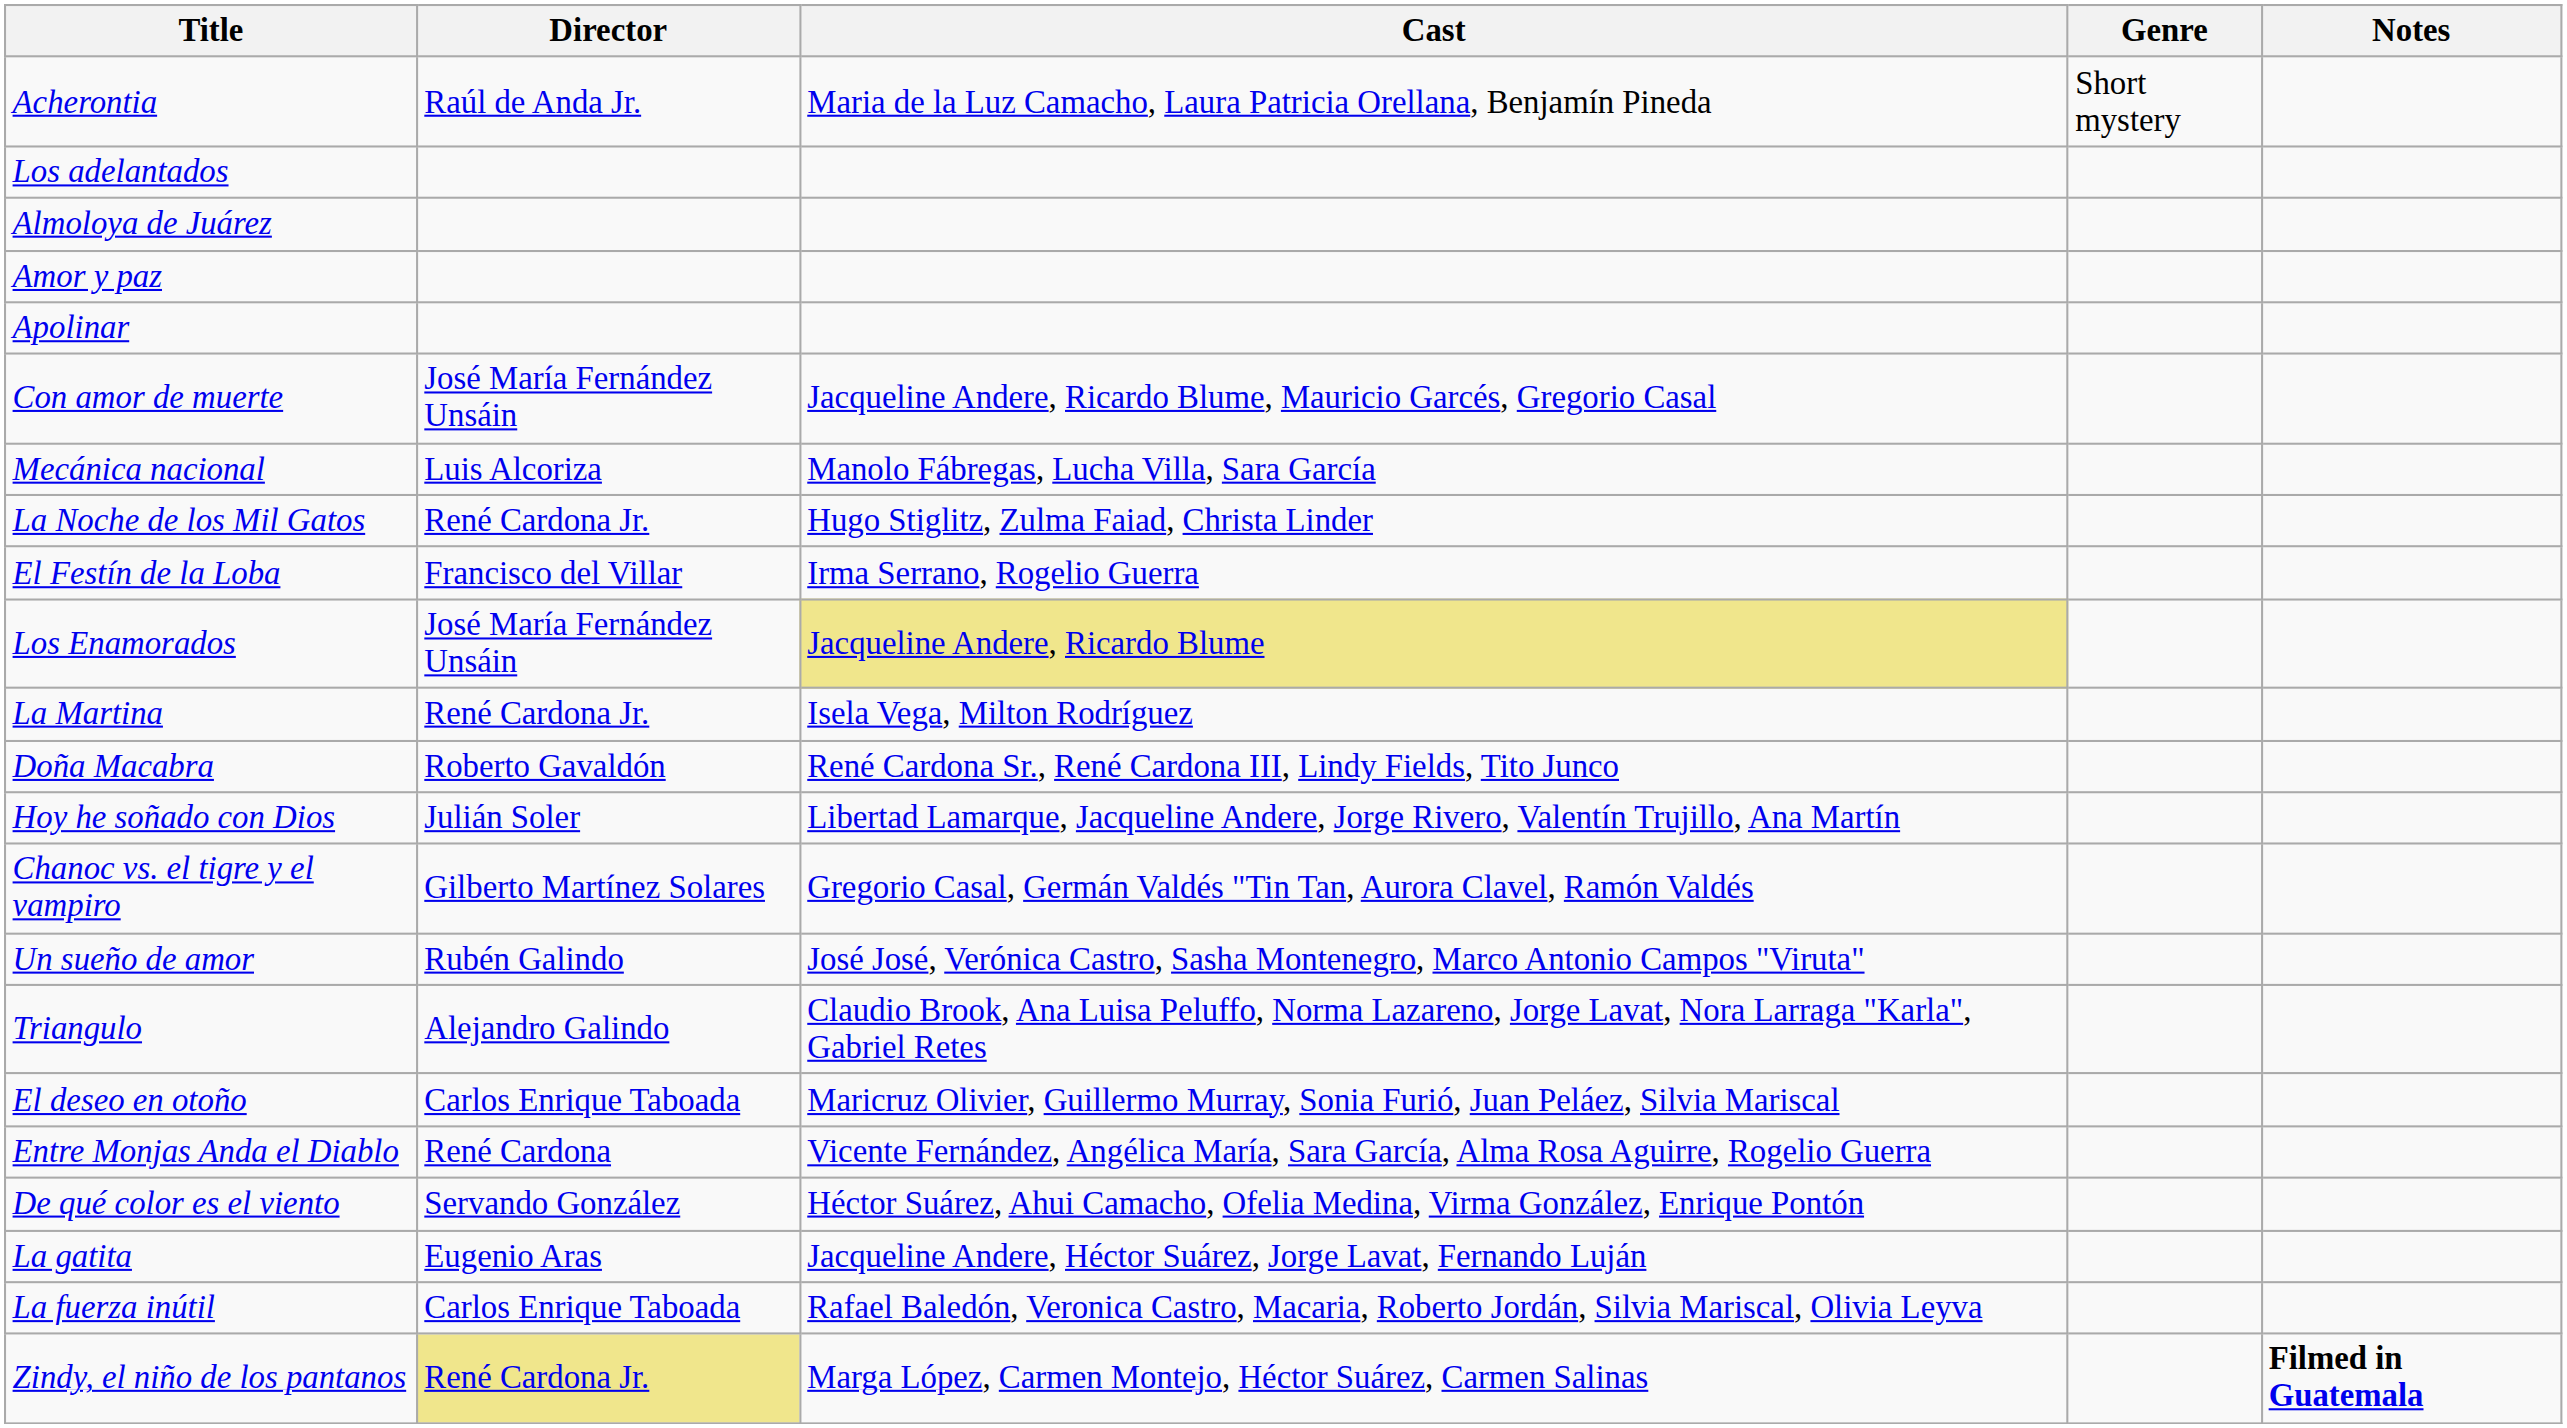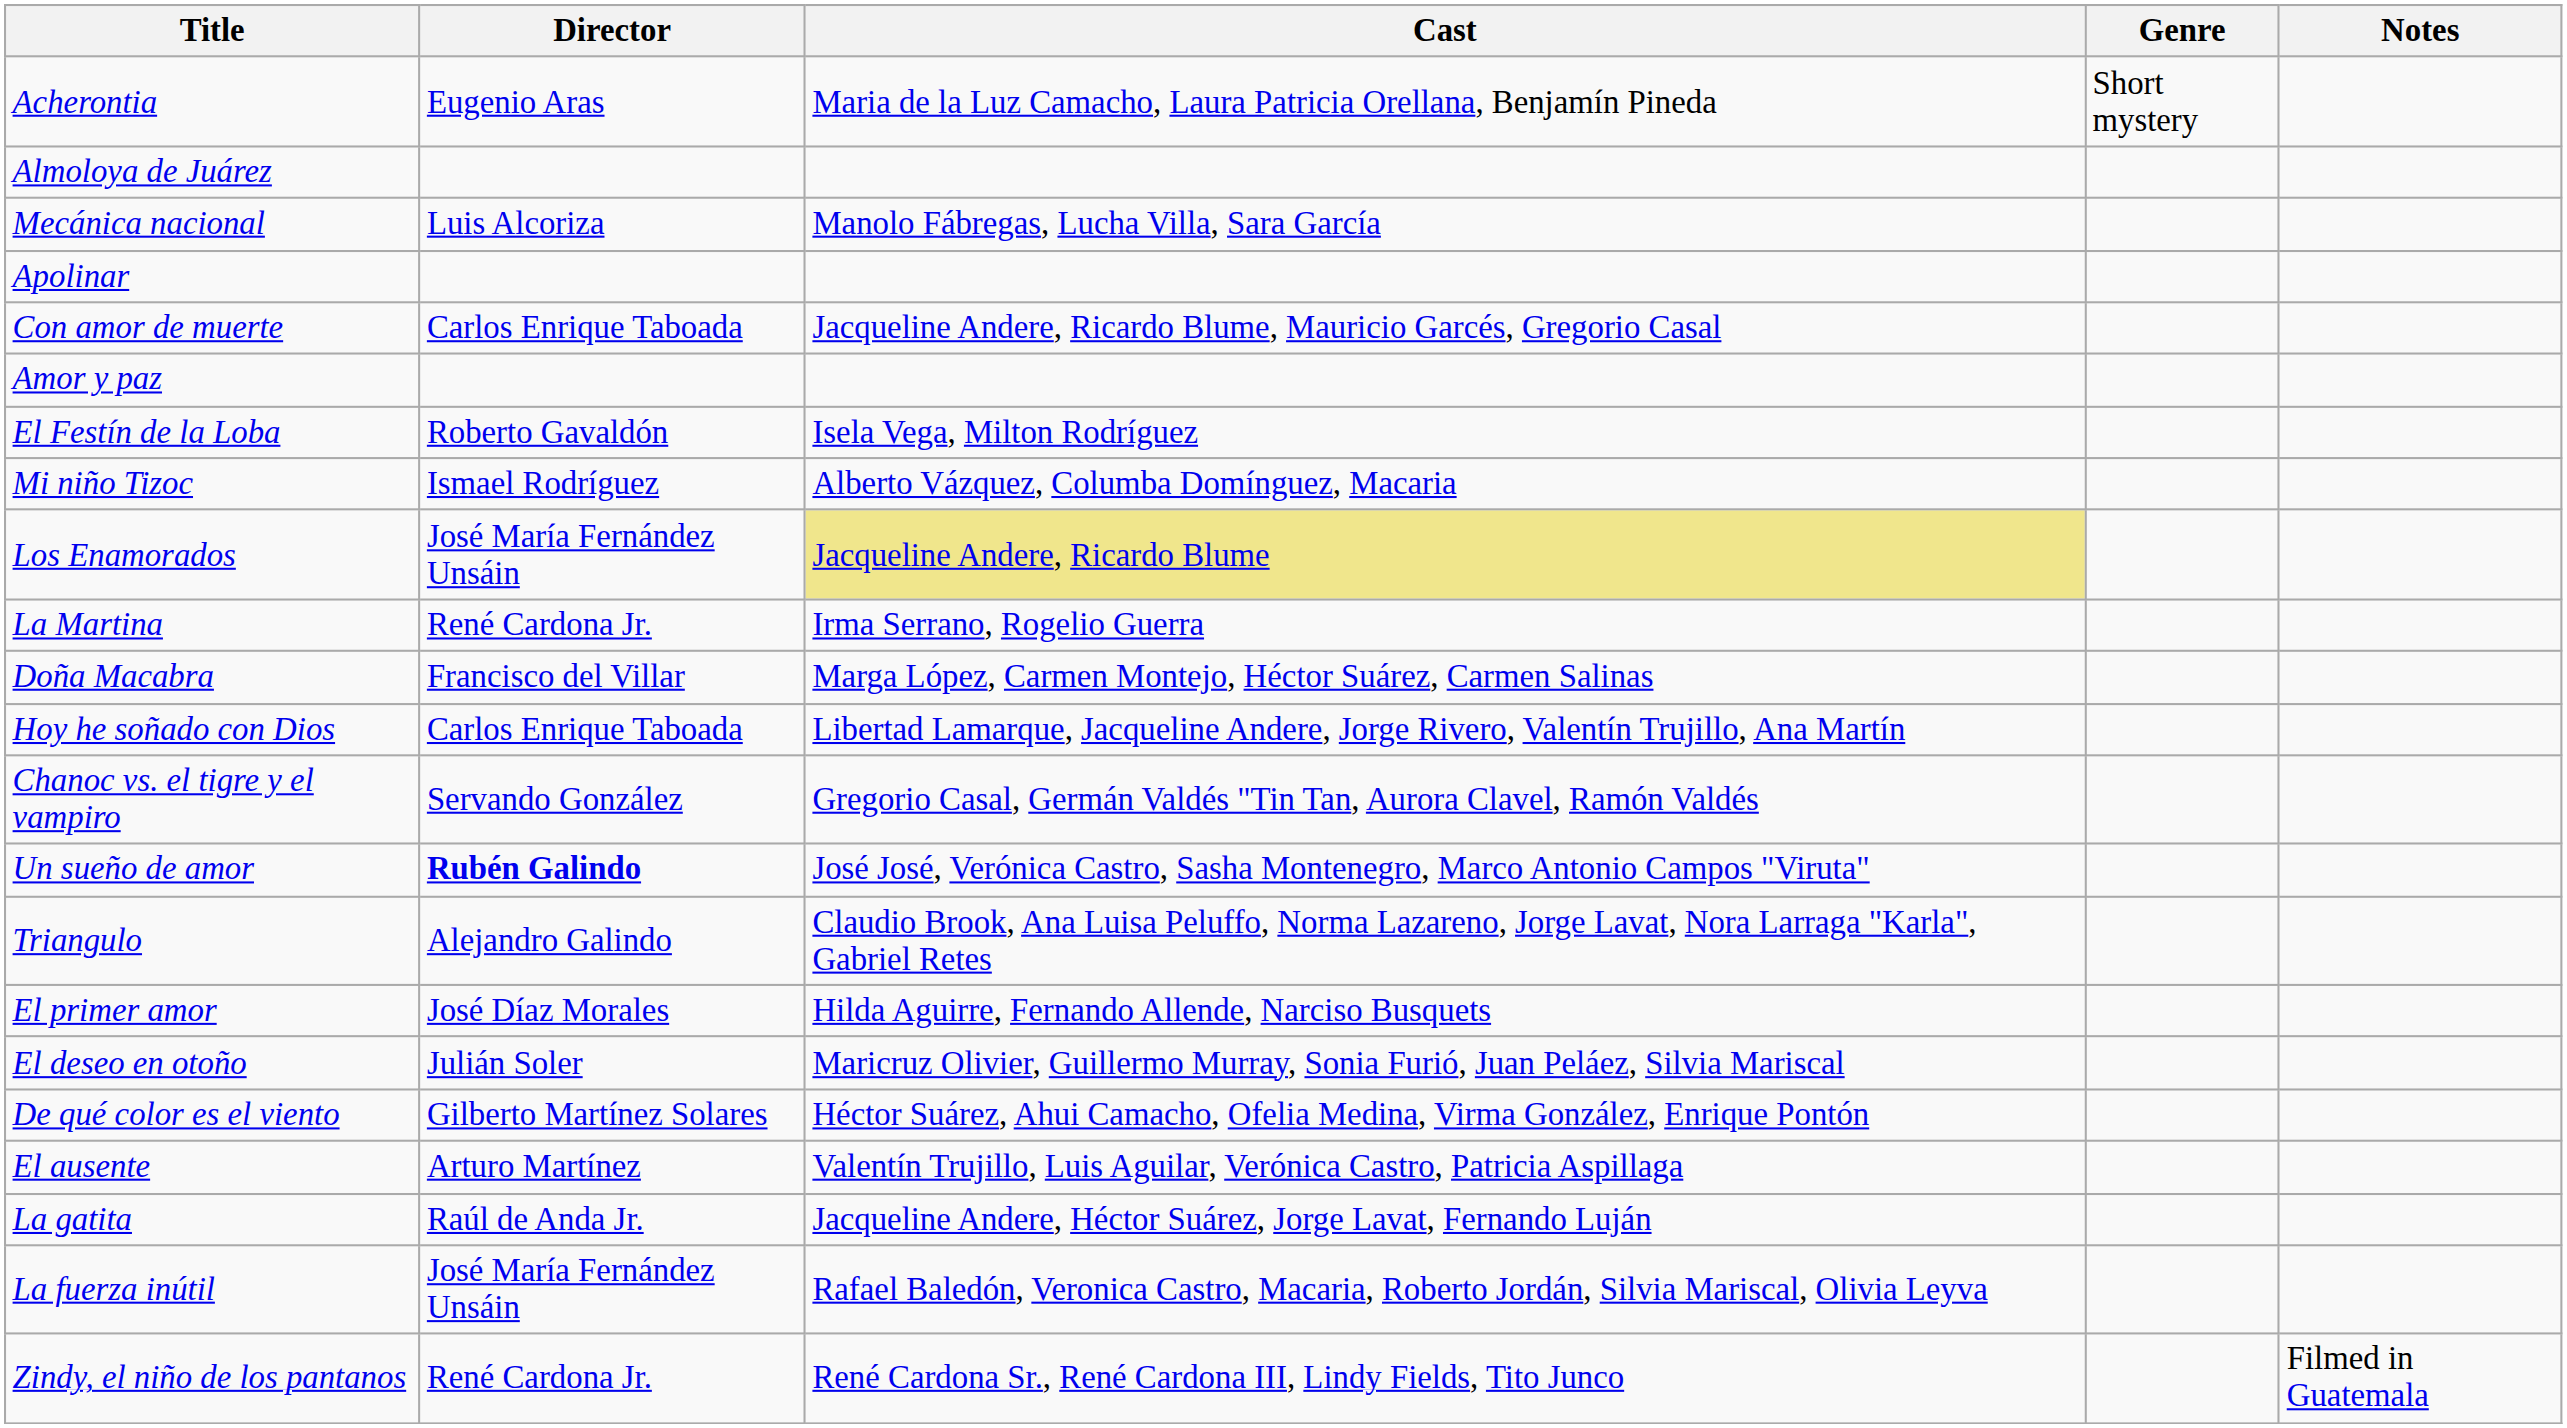(533, 100) Raúl de Anda Jr. -> (516, 100) Eugenio Aras
- row: (121, 171)
rows swapped: (87, 275) <-> (139, 468)
(568, 397) José María Fernández Unsáin -> (585, 327) Carlos Enrique Taboada
- row: (189, 520)
(553, 572) Francisco del Villar -> (548, 431) Roberto Gavaldón
(1003, 572) Irma Serrano, Rogelio Guerra -> (1005, 431) Isela Vega, Milton Rodríguez
+ row: (103, 483)
(1000, 713) Isela Vega, Milton Rodríguez -> (1008, 624) Irma Serrano, Rogelio Guerra
(545, 765) Roberto Gavaldón -> (556, 676) Francisco del Villar
(1213, 765) René Cardona Sr., René Cardona III, Lindy Fields, Tito Junco -> (1233, 676) Marga López, Carmen Montejo, Héctor Suárez, Carmen Salinas
(502, 817) Julián Soler -> (585, 728) Carlos Enrique Taboada
(595, 887) Gilberto Martínez Solares -> (555, 799) Servando González
(524, 958) normal -> (534, 869) bold
+ row: (115, 1010)
(582, 1099) Carlos Enrique Taboada -> (505, 1062) Julián Soler
- row: (206, 1151)
(552, 1203) Servando González -> (597, 1114) Gilberto Martínez Solares
+ row: (81, 1166)
(513, 1255) Eugenio Aras -> (535, 1218) Raúl de Anda Jr.
(582, 1307) Carlos Enrique Taboada -> (571, 1288) José María Fernández Unsáin
(537, 1377) khaki background -> (539, 1377) no background
(1228, 1377) Marga López, Carmen Montejo, Héctor Suárez, Carmen Salinas -> (1218, 1377) René Cardona Sr., René Cardona III, Lindy Fields, Tito Junco
(2346, 1377) bold -> (2358, 1377) normal
